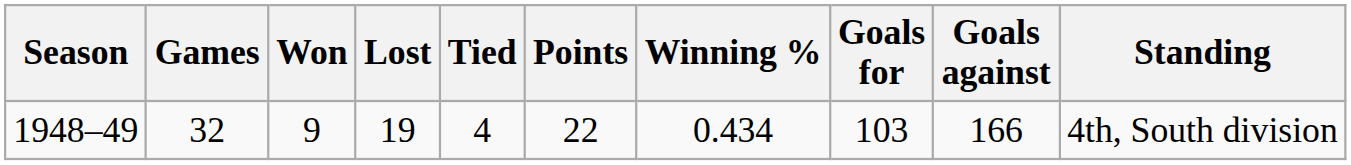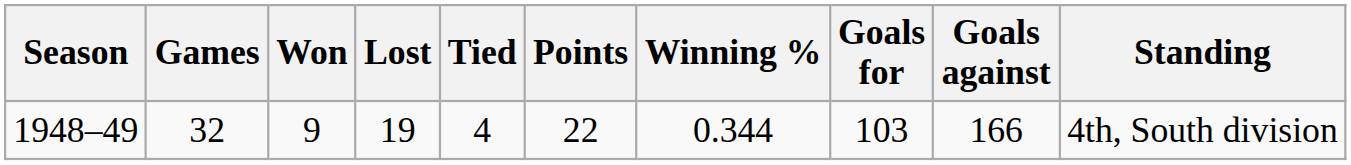(733, 129) 0.434 -> (733, 129) 0.344
